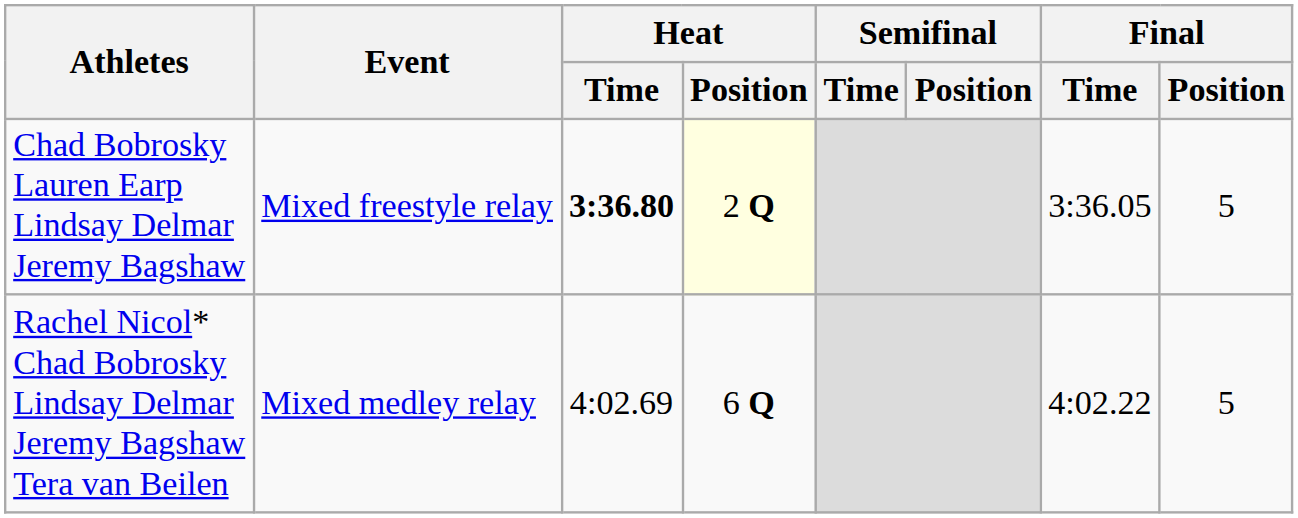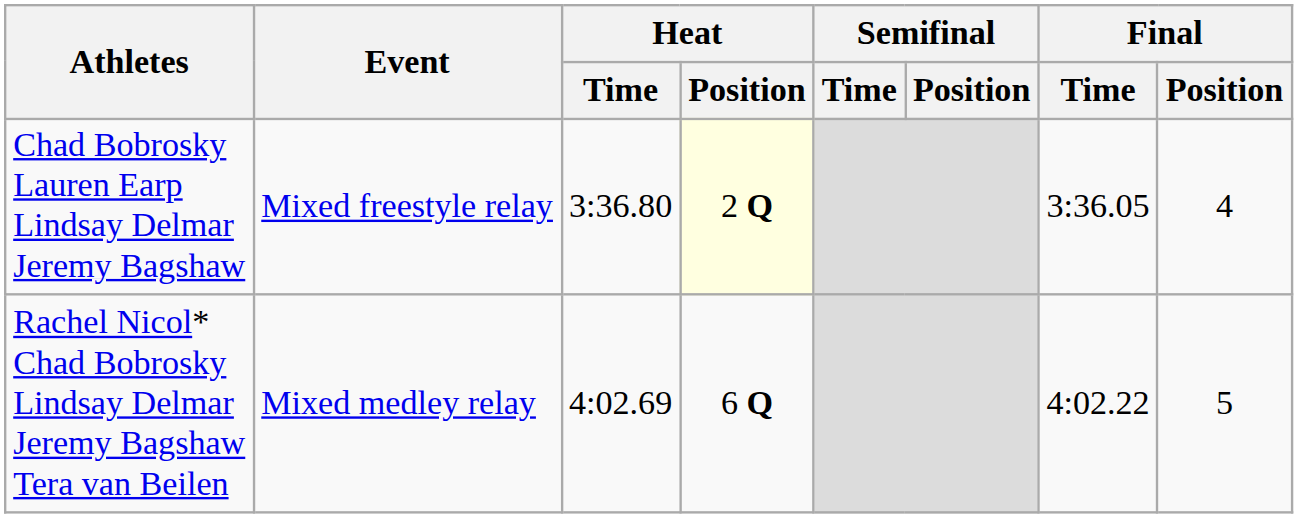(622, 206) bold -> (621, 206) normal
(1226, 206) 5 -> (1224, 206) 4
